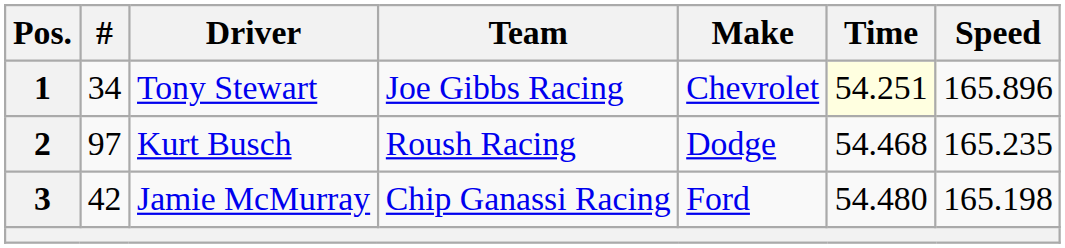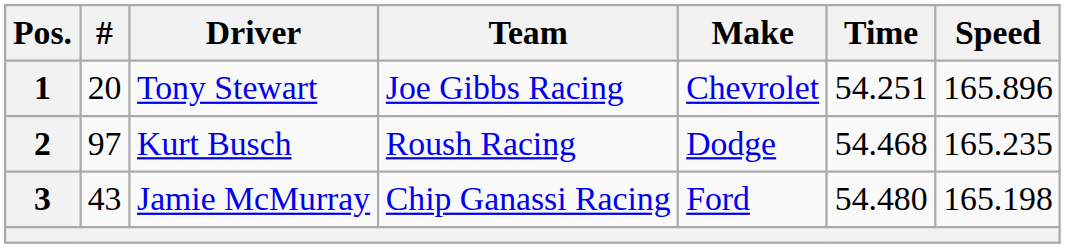(104, 88) 34 -> (104, 88) 20
(881, 88) lightyellow background -> (881, 88) no background
(104, 199) 42 -> (104, 199) 43
